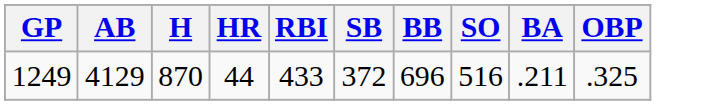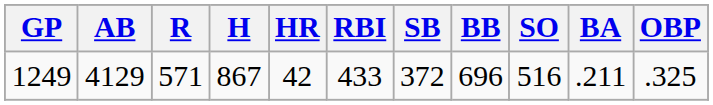+ column: (181, 28)
(181, 75) 870 -> (239, 75) 867
(239, 75) 44 -> (297, 75) 42
